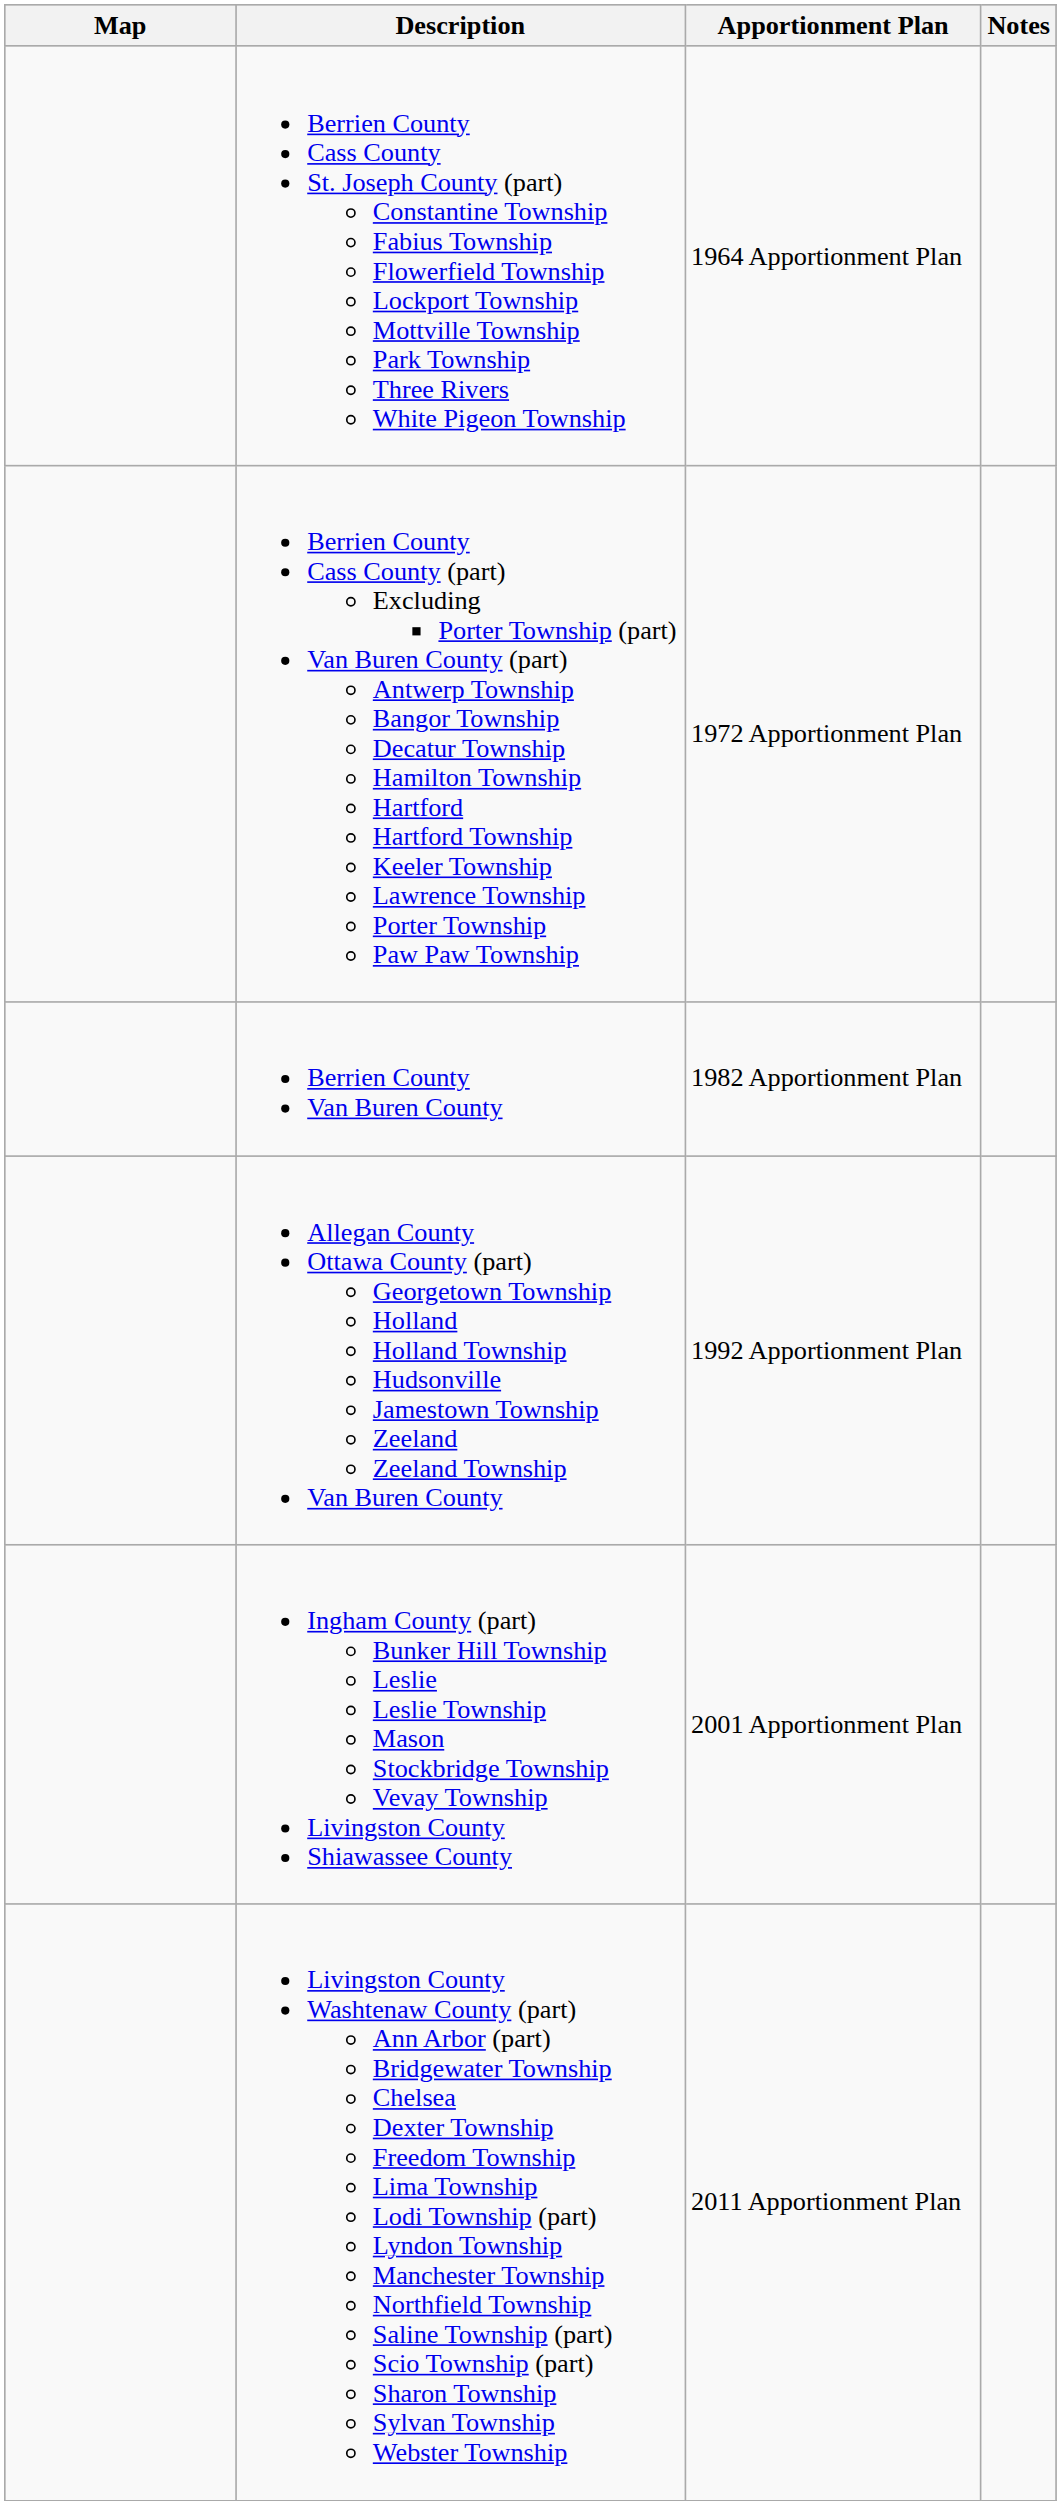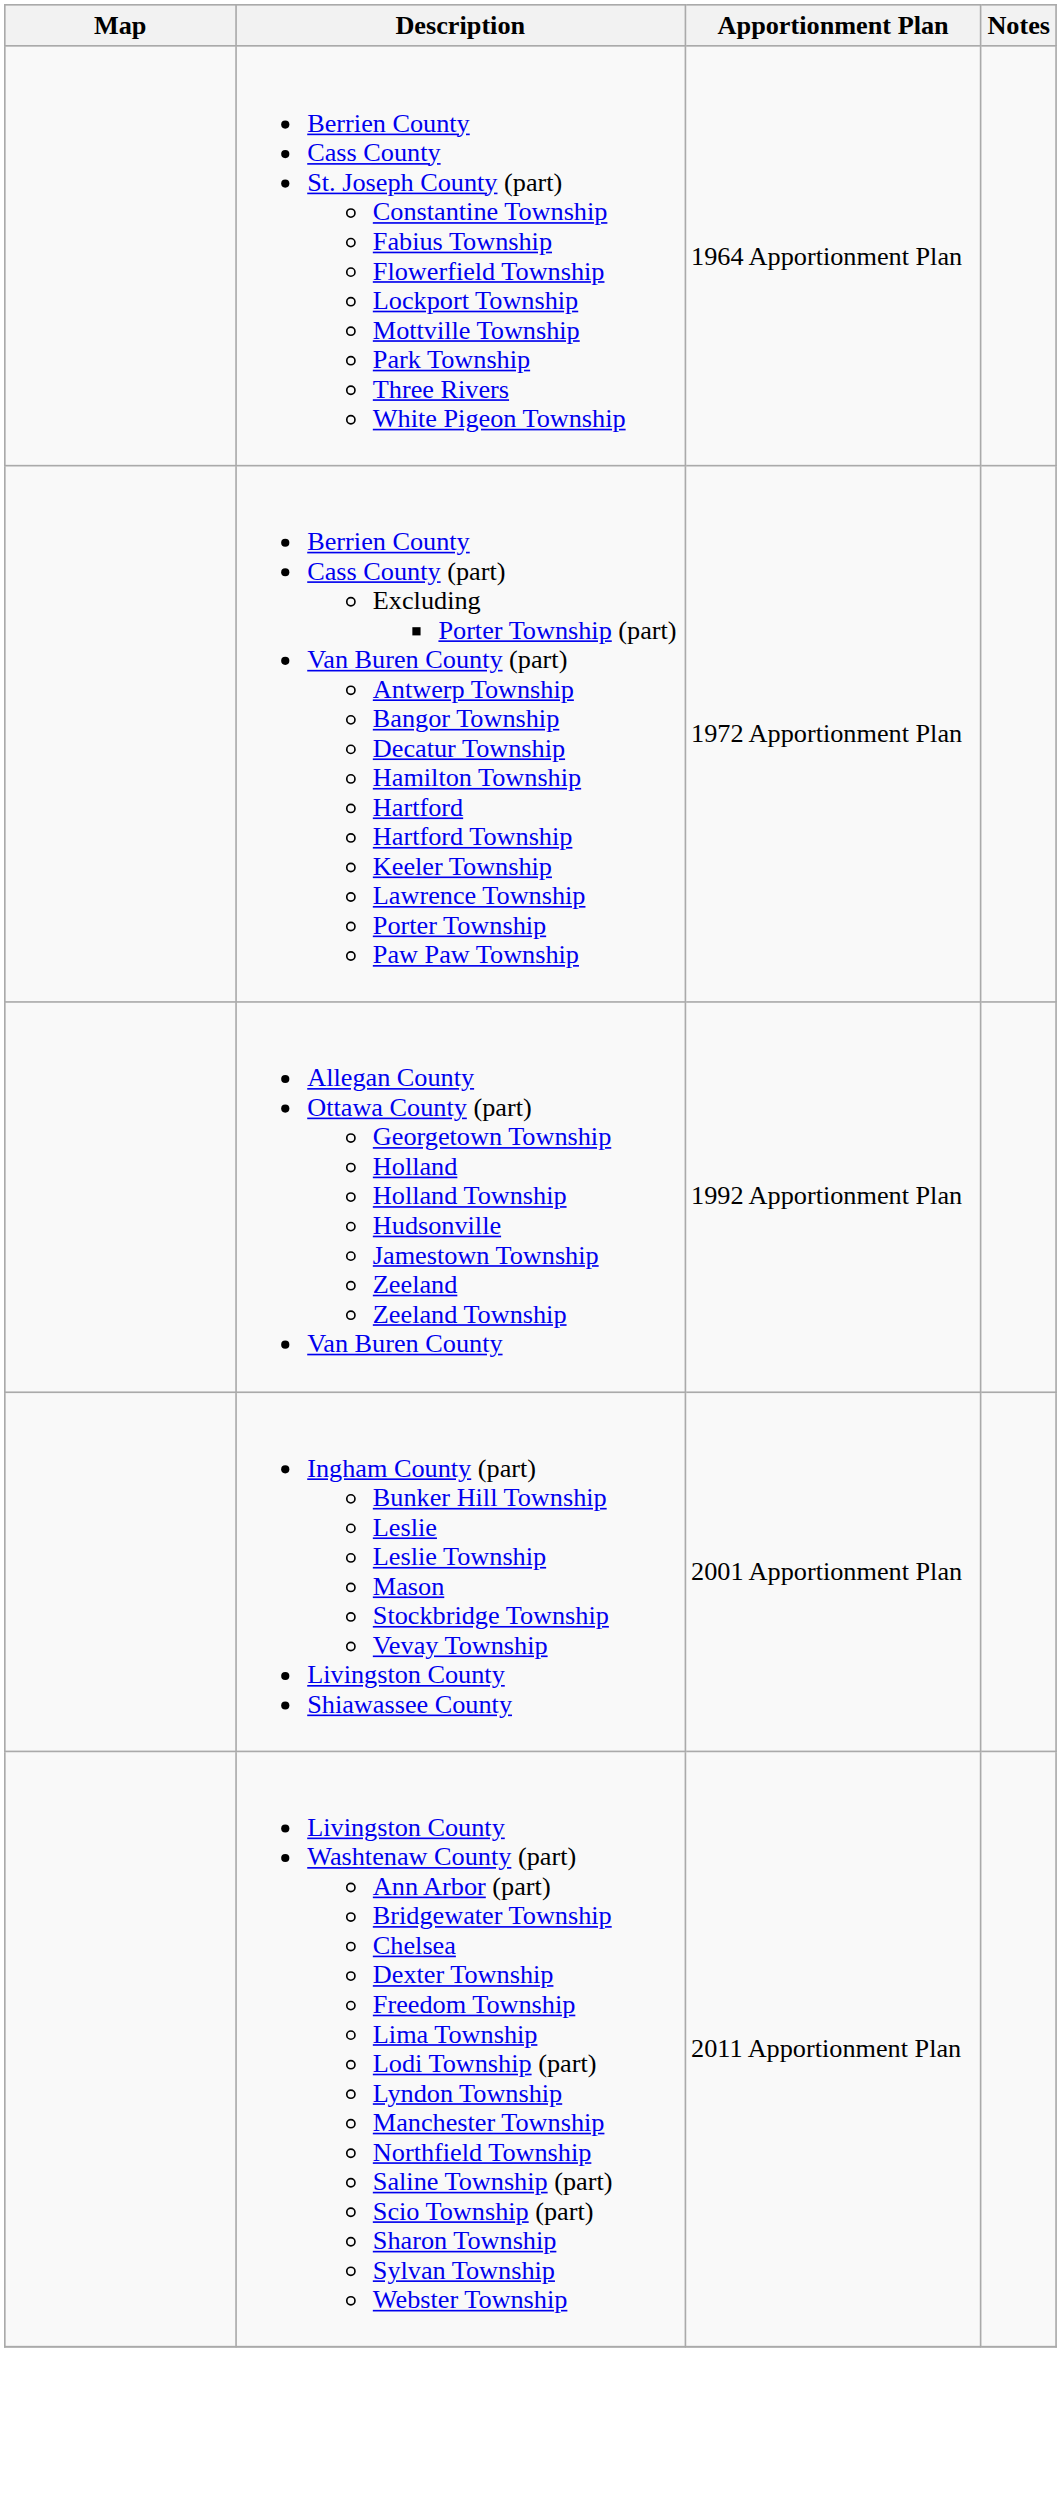- row: (460, 1093)
